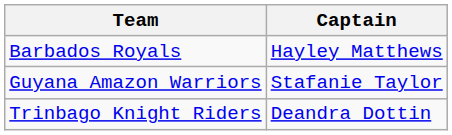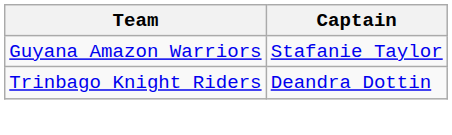- row: (95, 51)
